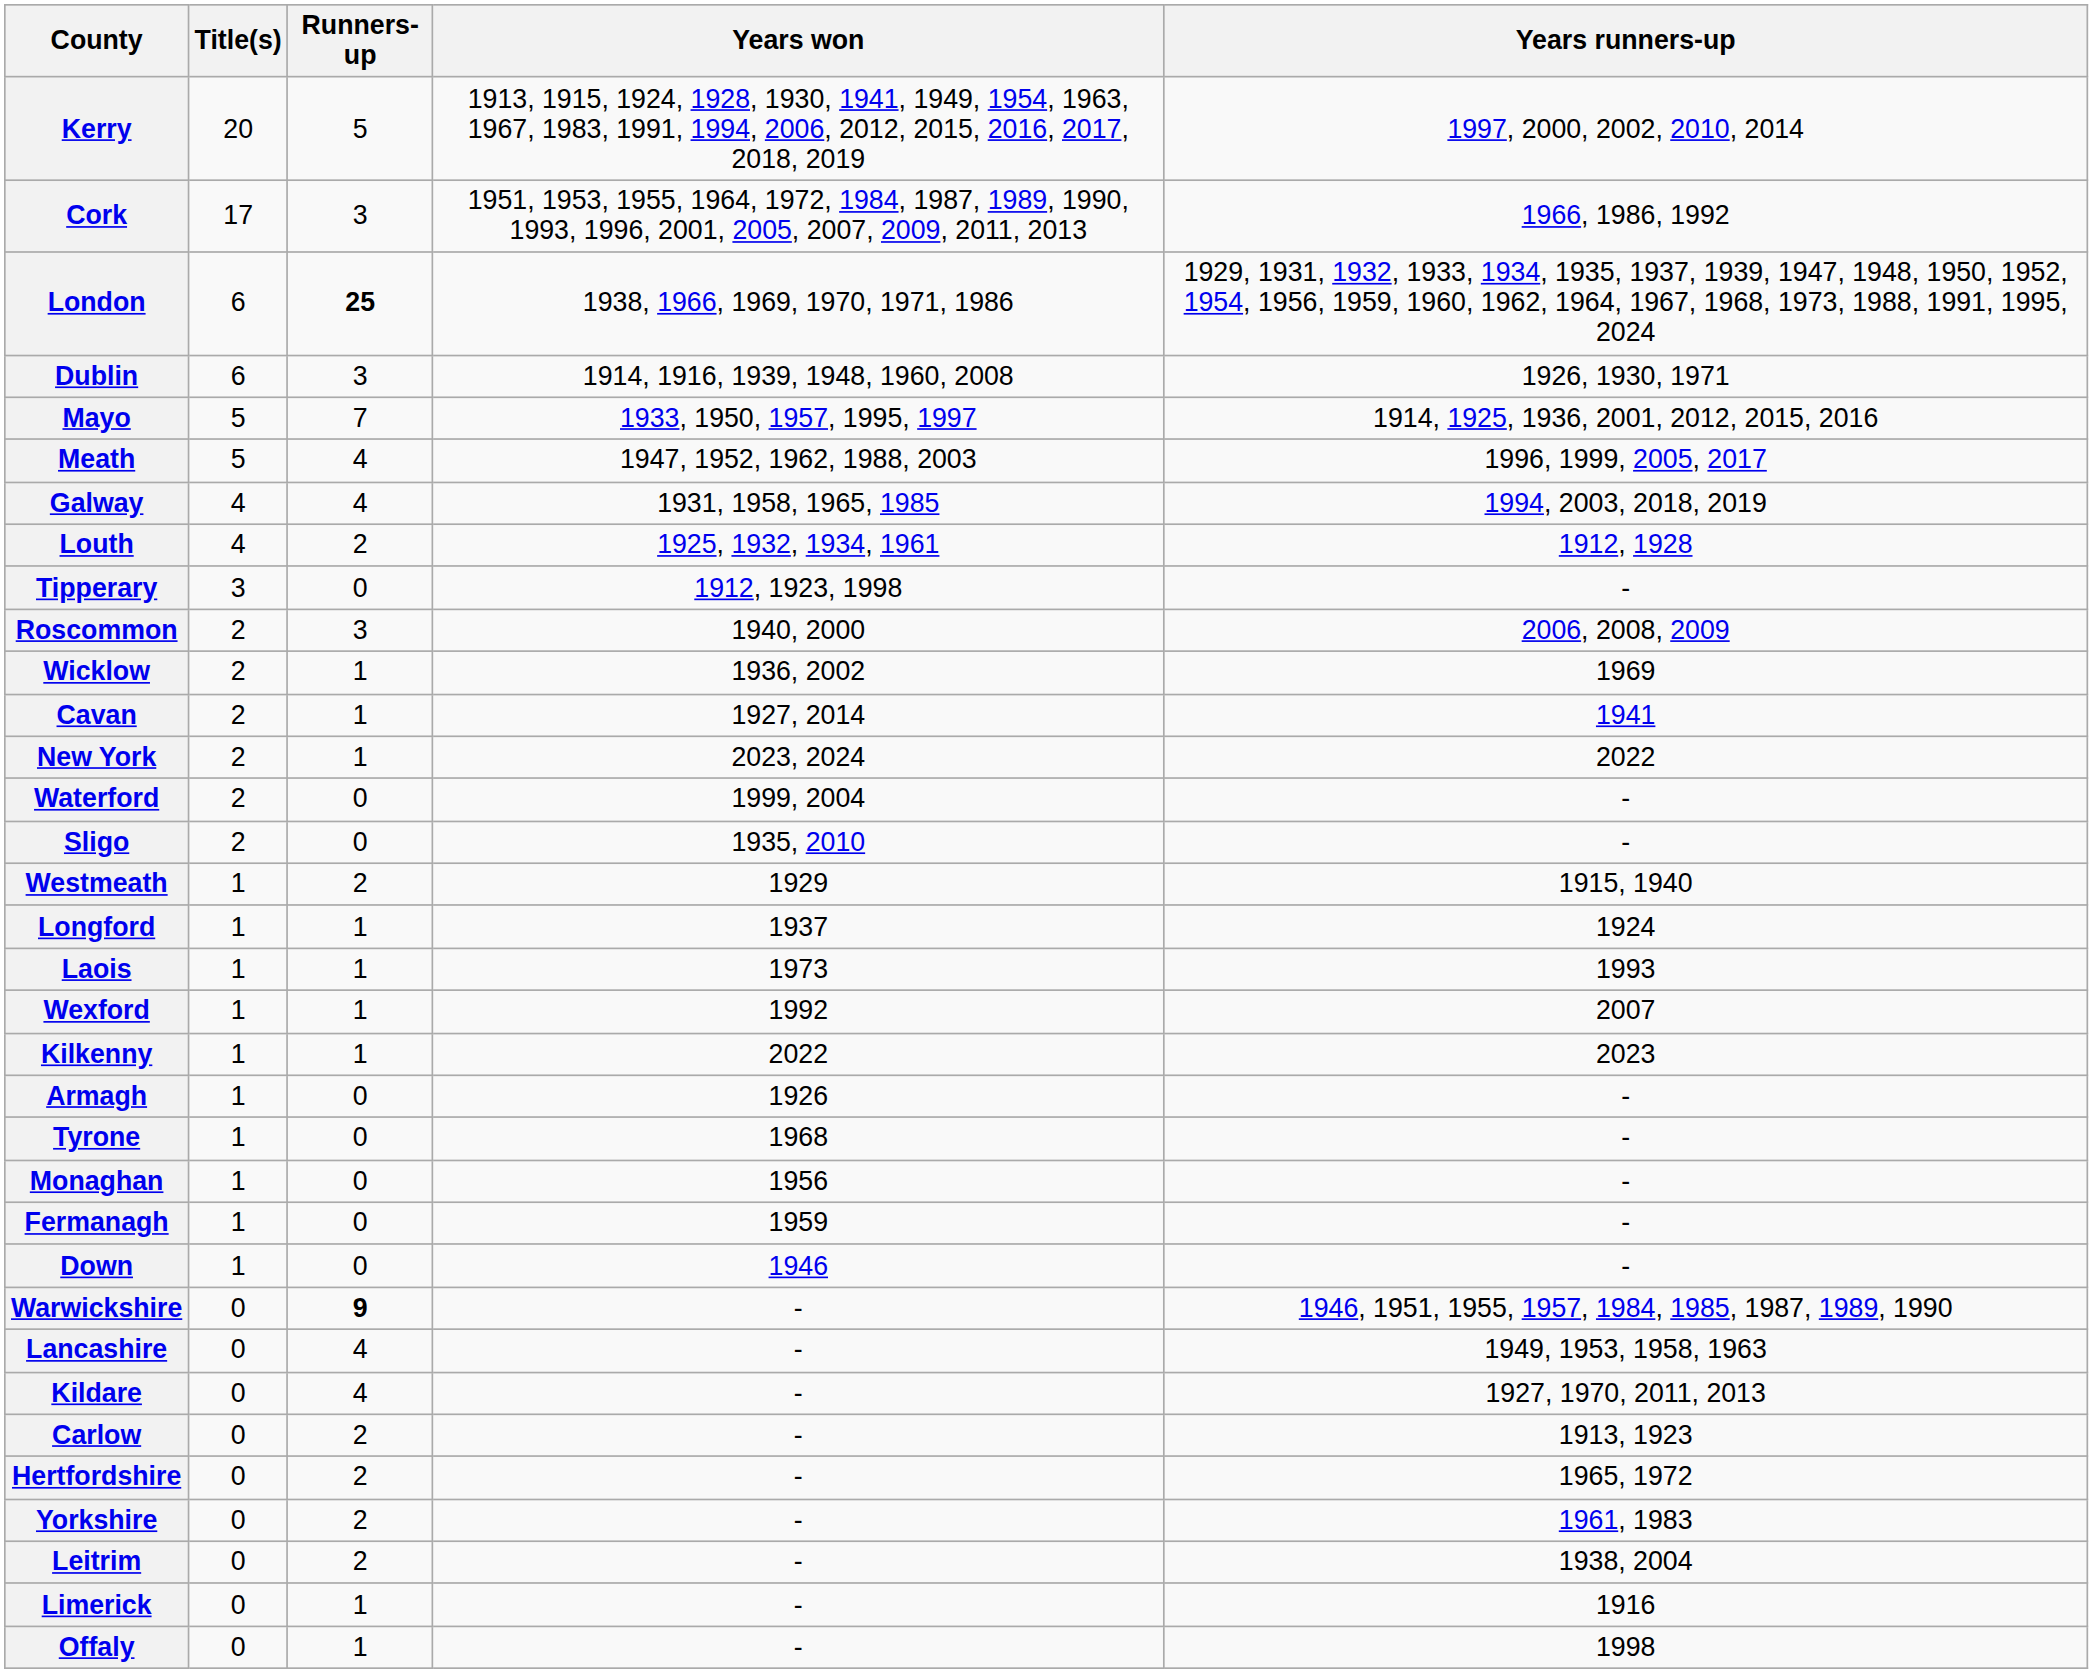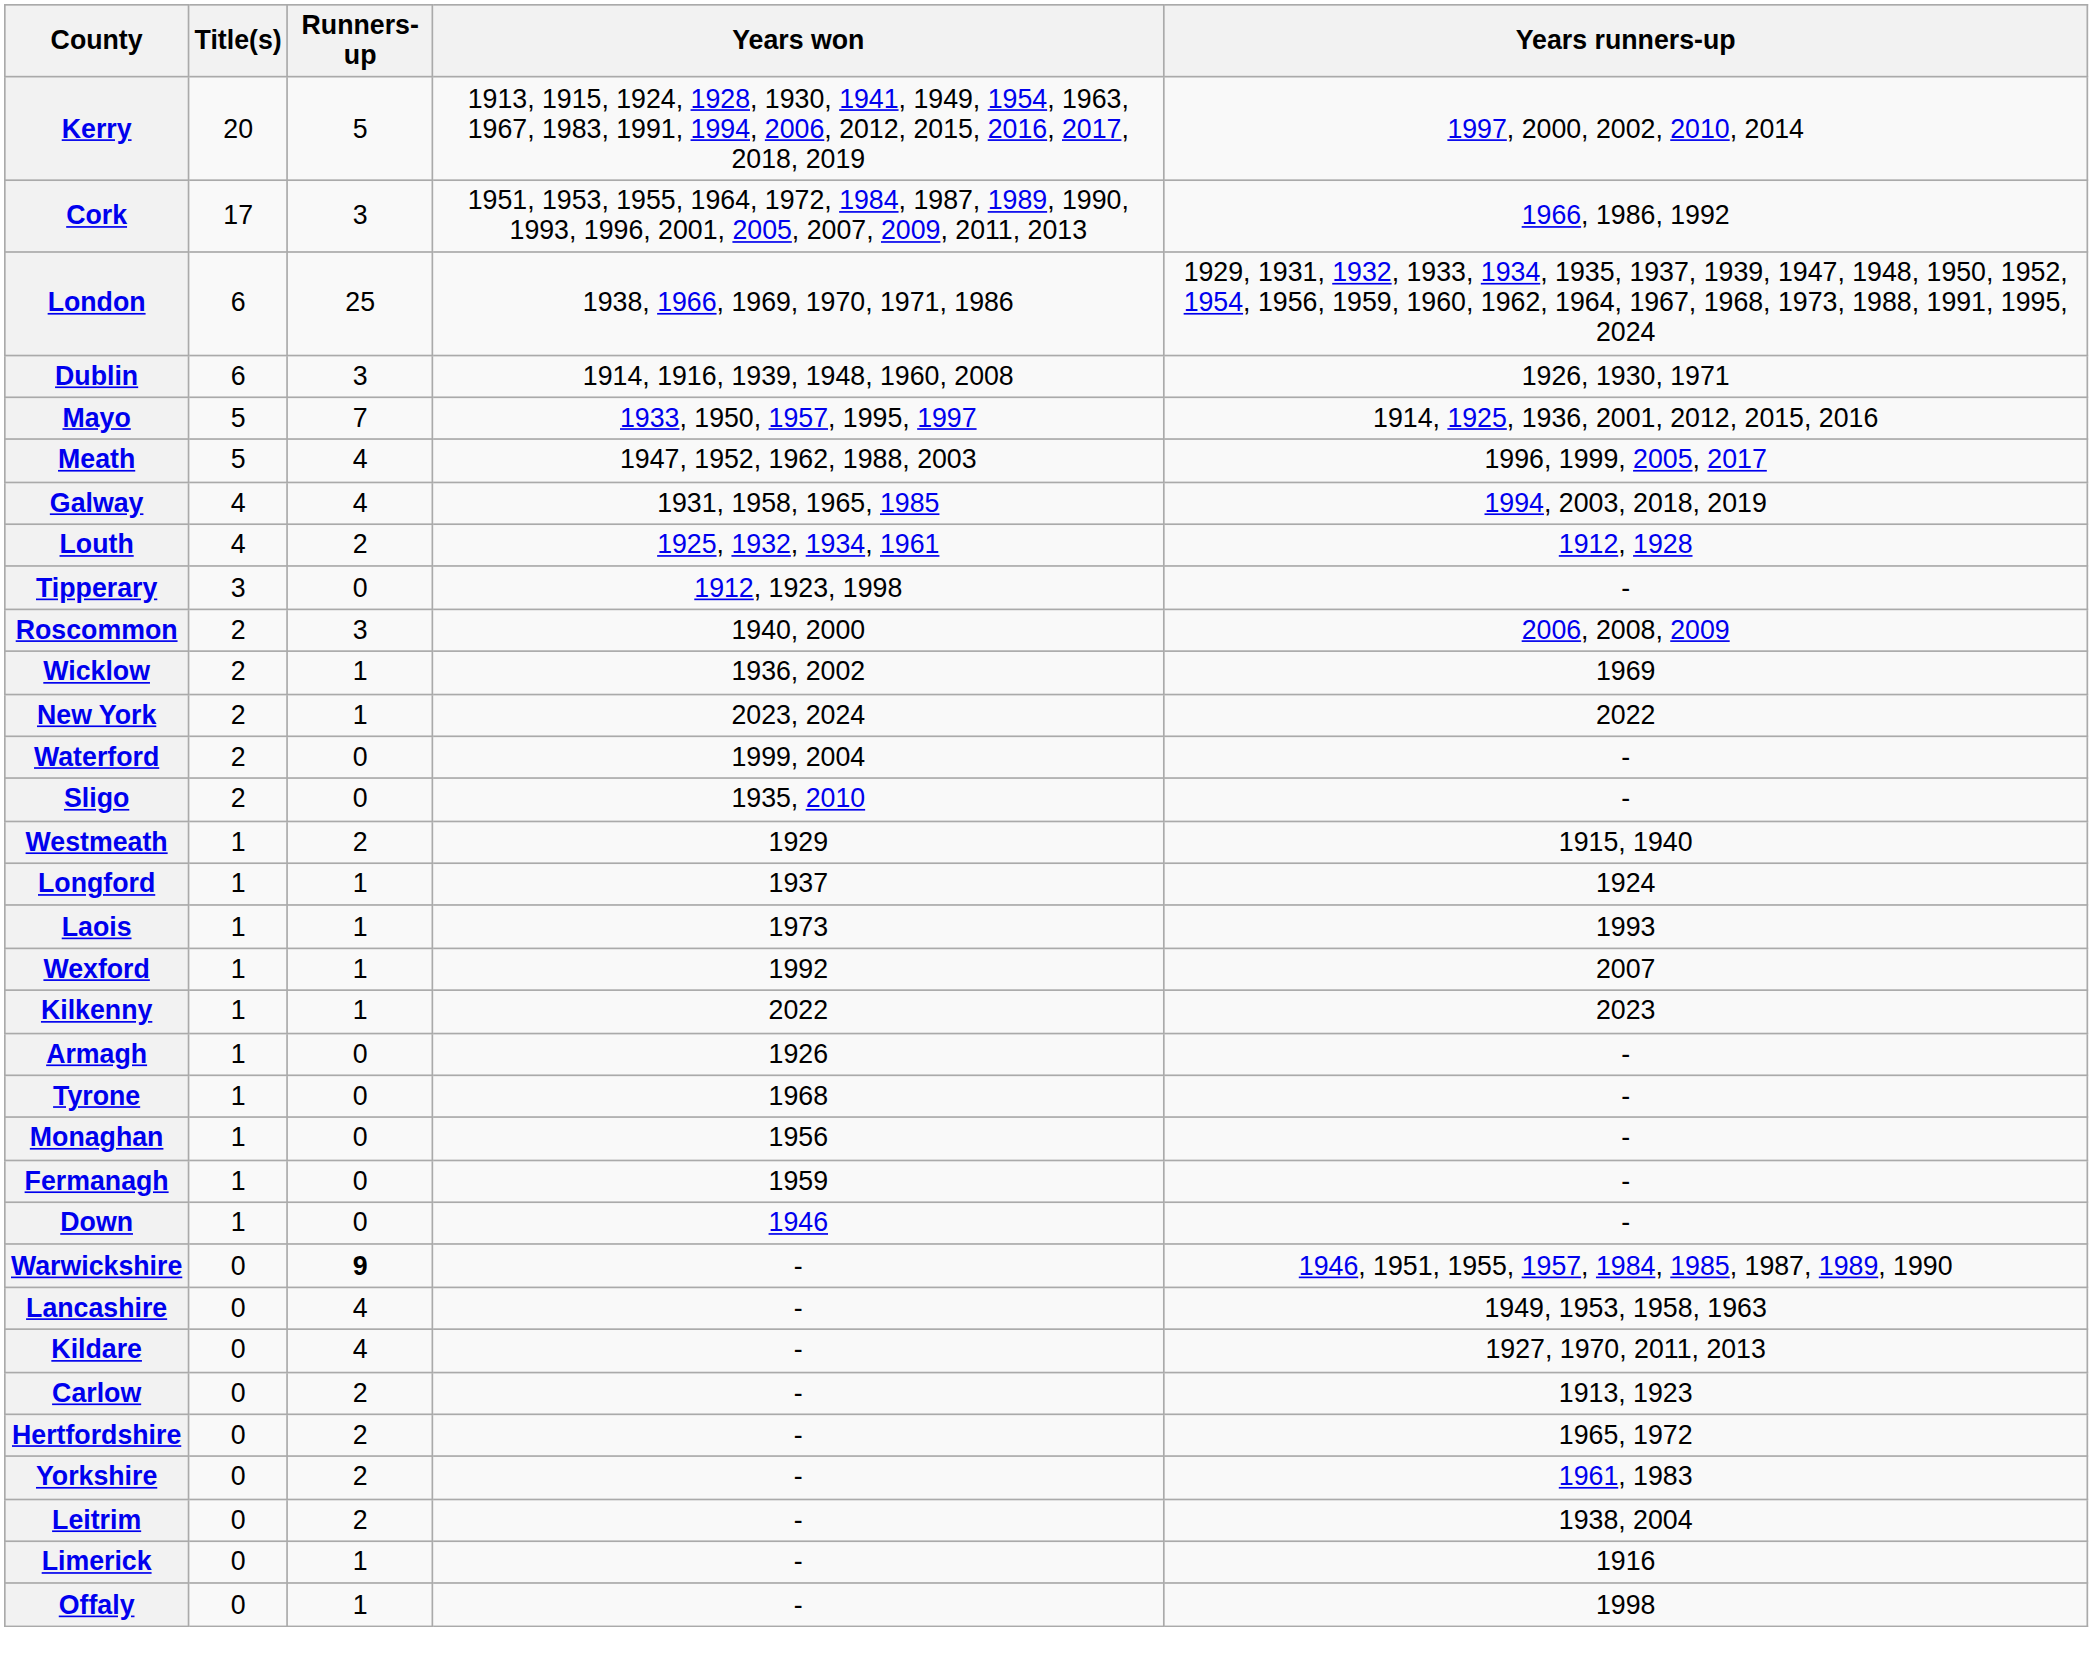(360, 303) bold -> (360, 303) normal
- row: (97, 714)
